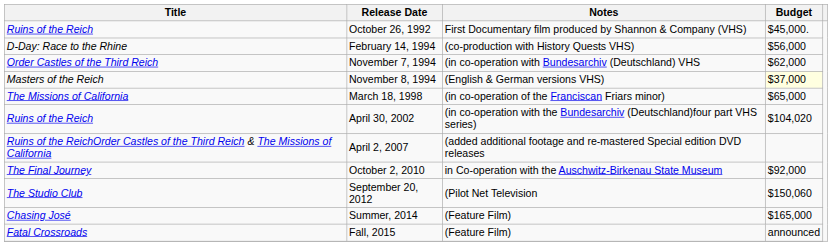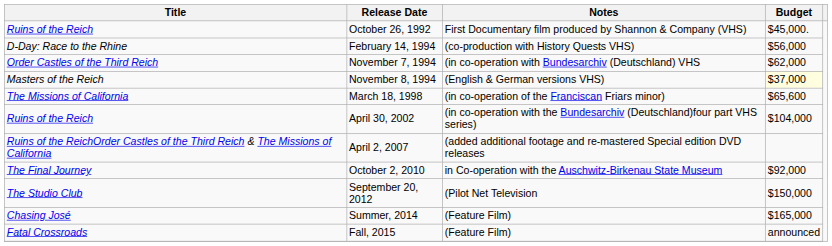(787, 96) $65,000 -> (787, 96) $65,600
(790, 119) $104,020 -> (790, 119) $104,000
(790, 193) $150,060 -> (790, 193) $150,000
